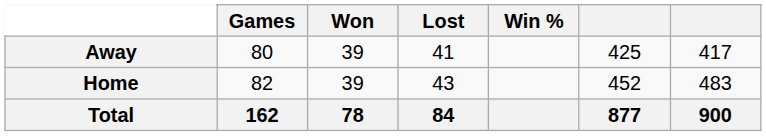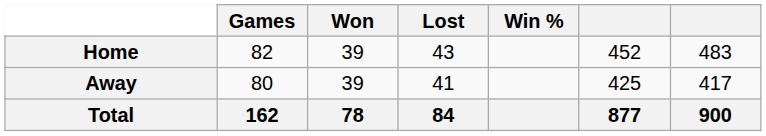rows swapped: (111, 83) <-> (111, 52)
